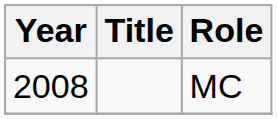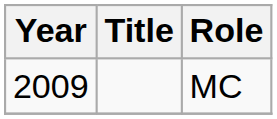(51, 85) 2008 -> (51, 85) 2009
